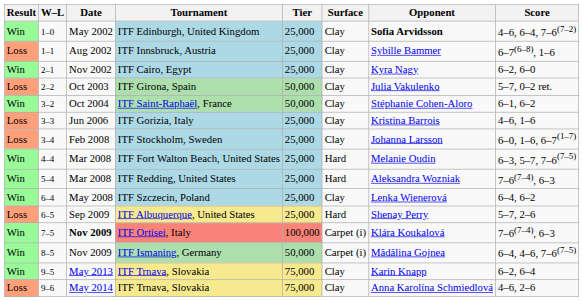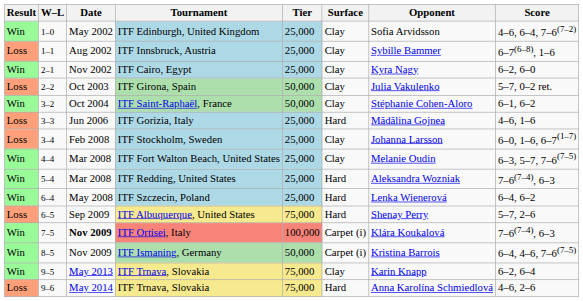(407, 31) bold -> (405, 31) normal
(335, 120) Clay -> (335, 120) Hard
(405, 120) Kristina Barrois -> (408, 120) Mădălina Gojnea
(335, 159) Hard -> (335, 159) Clay
(335, 197) Clay -> (335, 197) Hard
(300, 214) 25,000 -> (300, 214) 75,000
(408, 252) Mădălina Gojnea -> (405, 252) Kristina Barrois
(335, 288) Clay -> (335, 288) Hard
